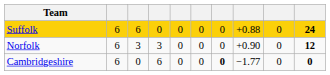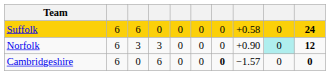(248, 29) +0.88 -> (248, 29) +0.58
(279, 45) no background -> (279, 45) paleturquoise background
(248, 62) −1.77 -> (248, 62) −1.57
